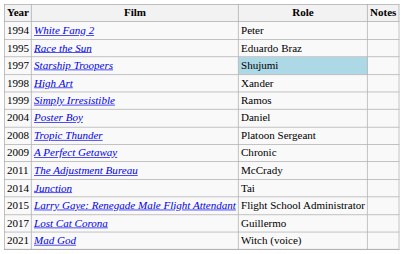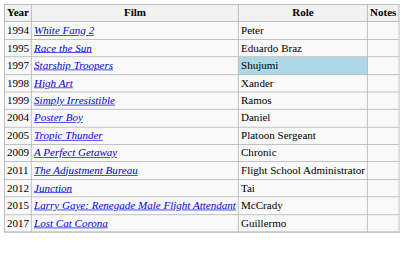(18, 135) 2008 -> (18, 135) 2005
(262, 170) McCrady -> (303, 170) Flight School Administrator
(18, 188) 2014 -> (18, 188) 2012
(303, 205) Flight School Administrator -> (262, 205) McCrady
- row: (55, 240)
